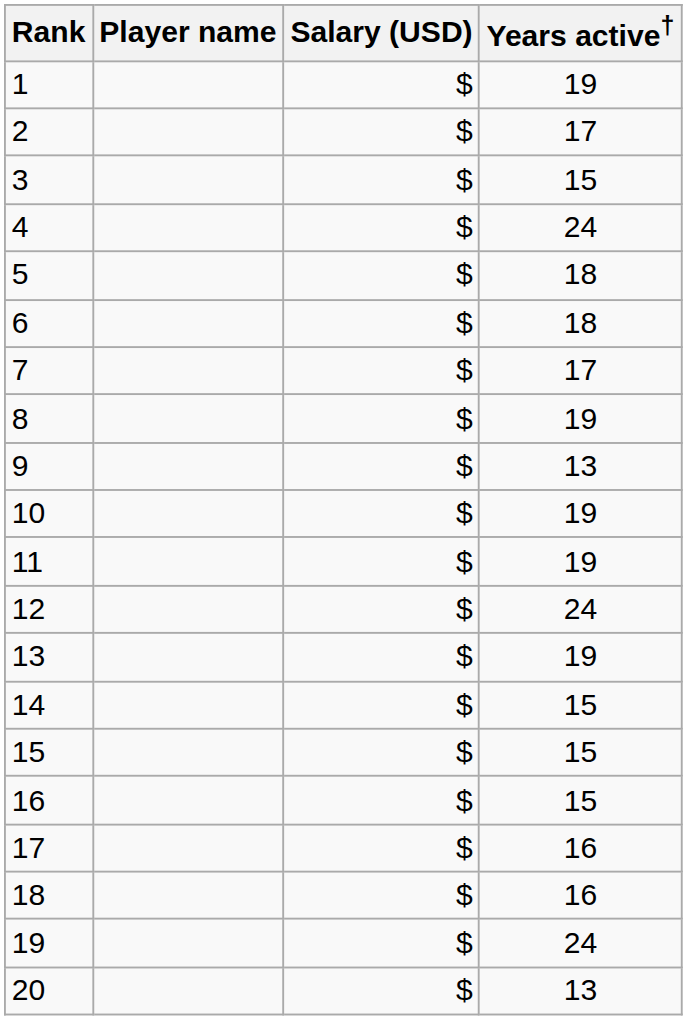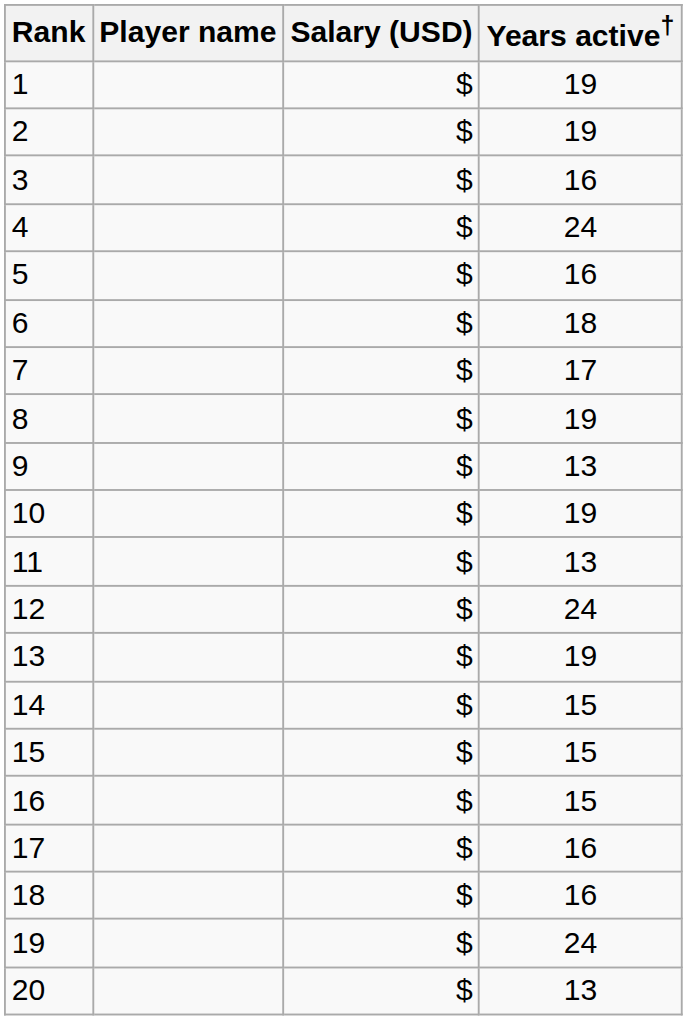(580, 131) 17 -> (580, 131) 19
(580, 179) 15 -> (580, 179) 16
(580, 275) 18 -> (580, 275) 16
(580, 561) 19 -> (580, 561) 13
